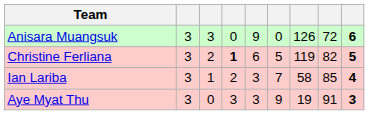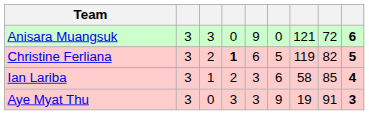(304, 36) 126 -> (304, 36) 121
(279, 78) 7 -> (279, 78) 6
